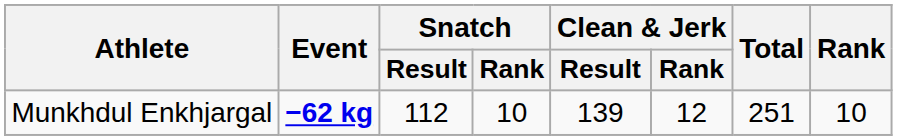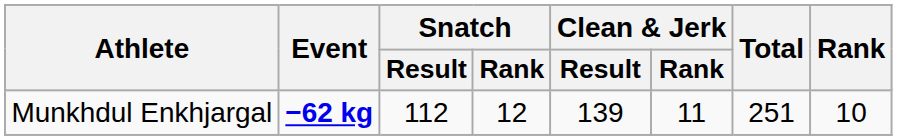(512, 113) 10 -> (512, 113) 12
(691, 113) 12 -> (691, 113) 11
